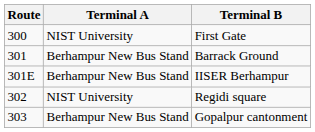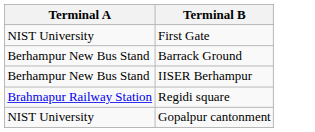- column: (24, 14)
(90, 96) NIST University -> (80, 96) Brahmapur Railway Station
(118, 117) Berhampur New Bus Stand -> (51, 117) NIST University
